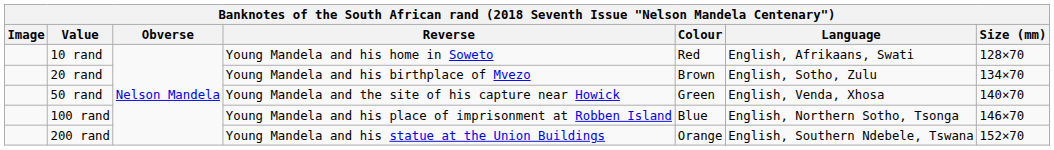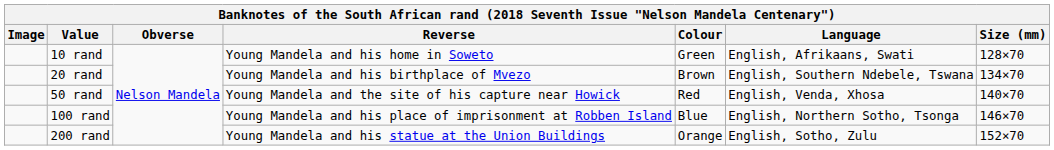(689, 55) Red -> (696, 55) Green
(803, 75) English, Sotho, Zulu -> (851, 75) English, Southern Ndebele, Tswana
(696, 95) Green -> (689, 95) Red
(851, 135) English, Southern Ndebele, Tswana -> (803, 135) English, Sotho, Zulu
